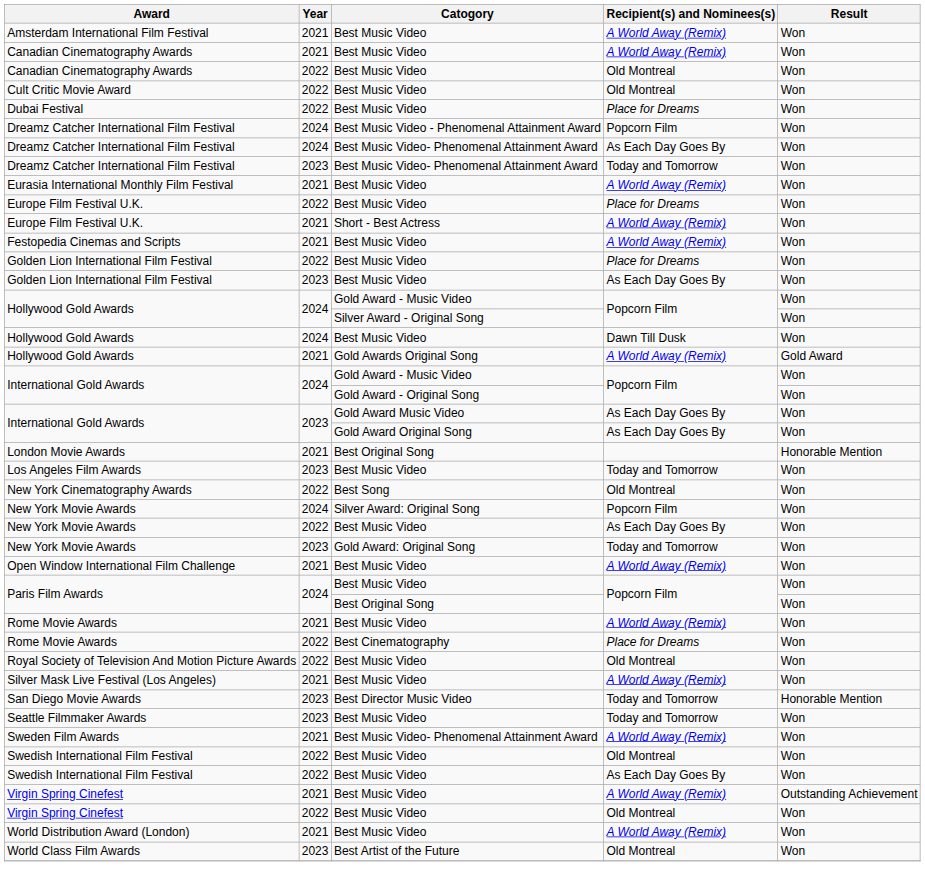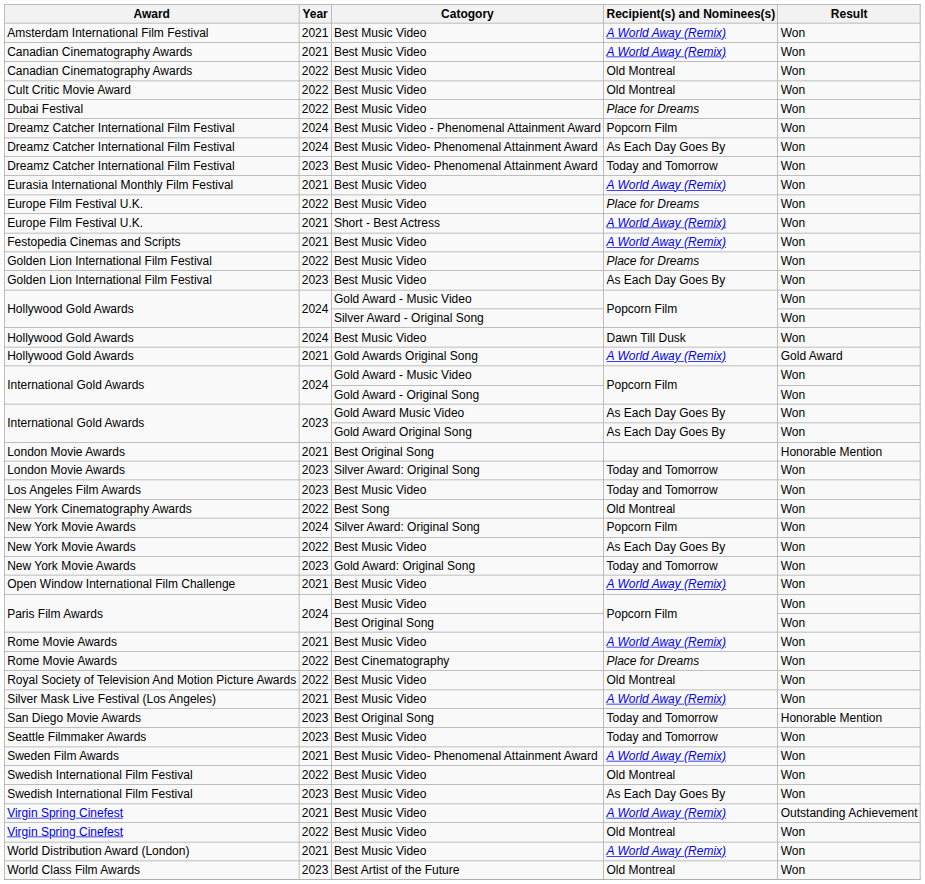+ row: (66, 470)
(403, 699) Best Director Music Video -> (384, 718) Best Original Song
(315, 775) 2022 -> (315, 794) 2023
